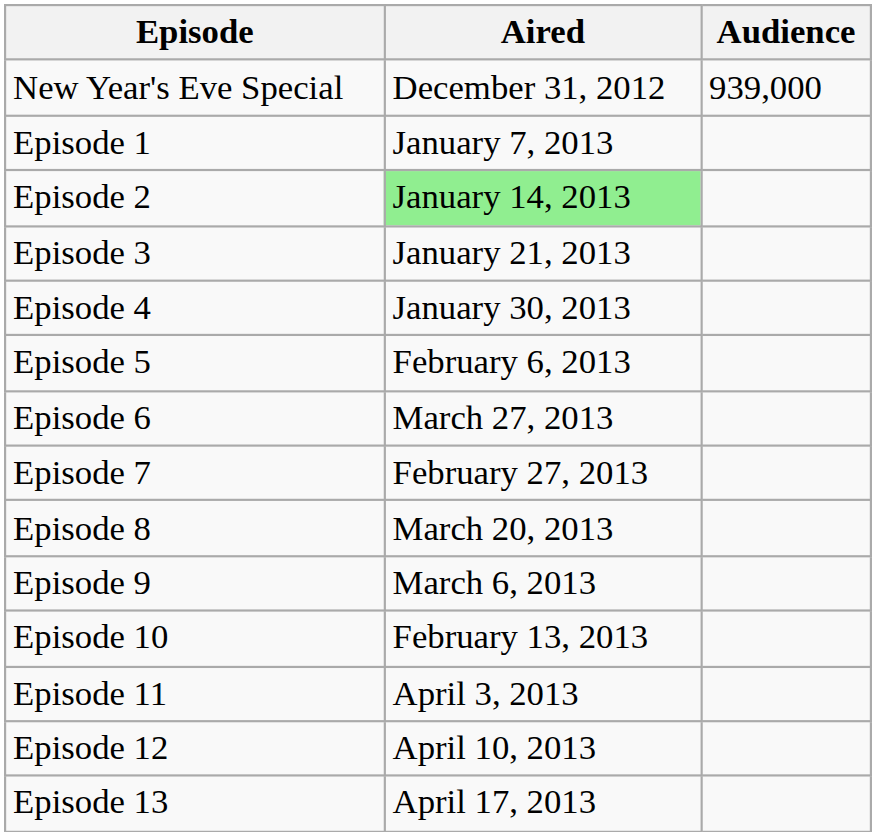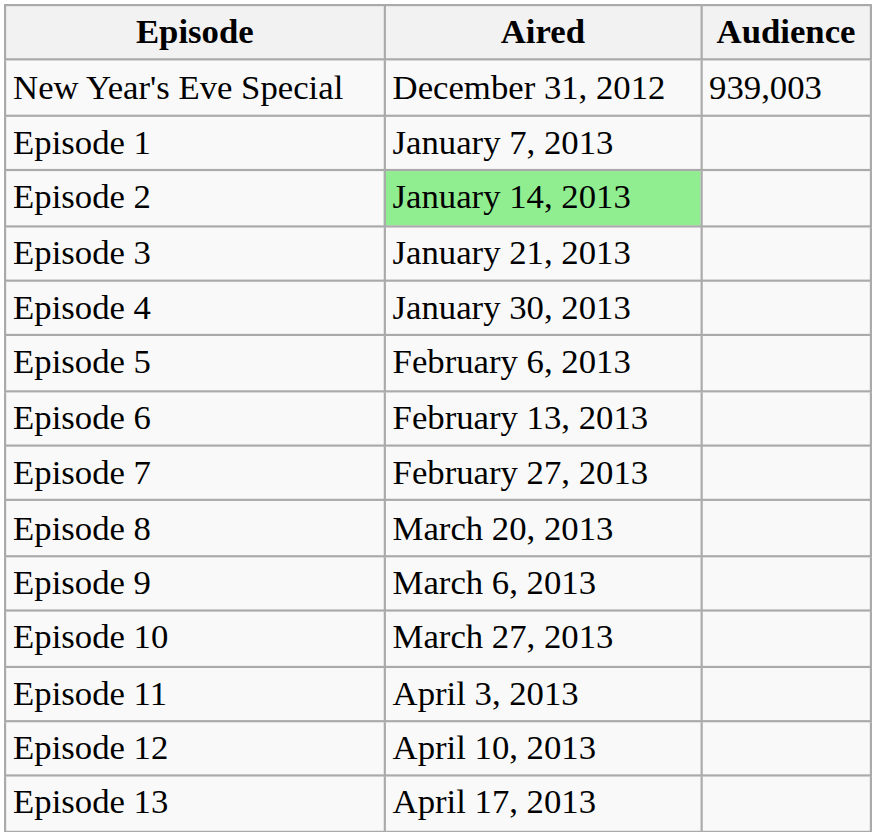(766, 87) 939,000 -> (766, 87) 939,003
(503, 417) March 27, 2013 -> (520, 417) February 13, 2013
(520, 637) February 13, 2013 -> (503, 637) March 27, 2013
